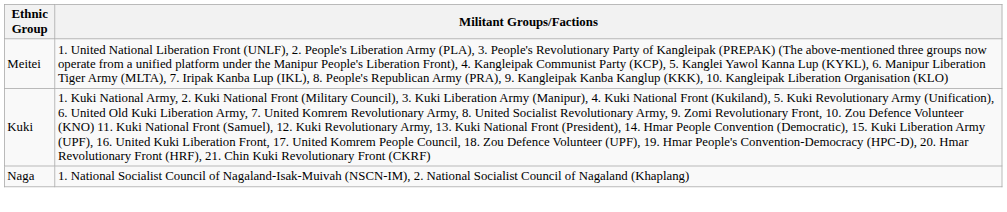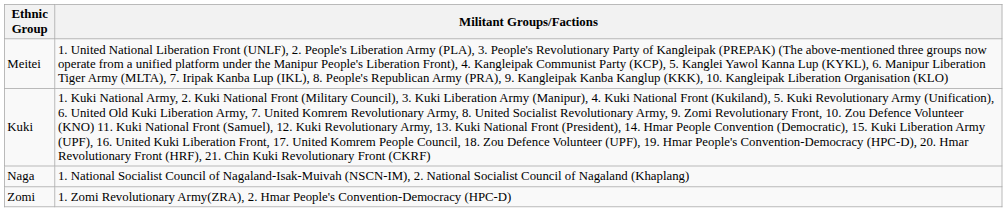+ row: (21, 196)
